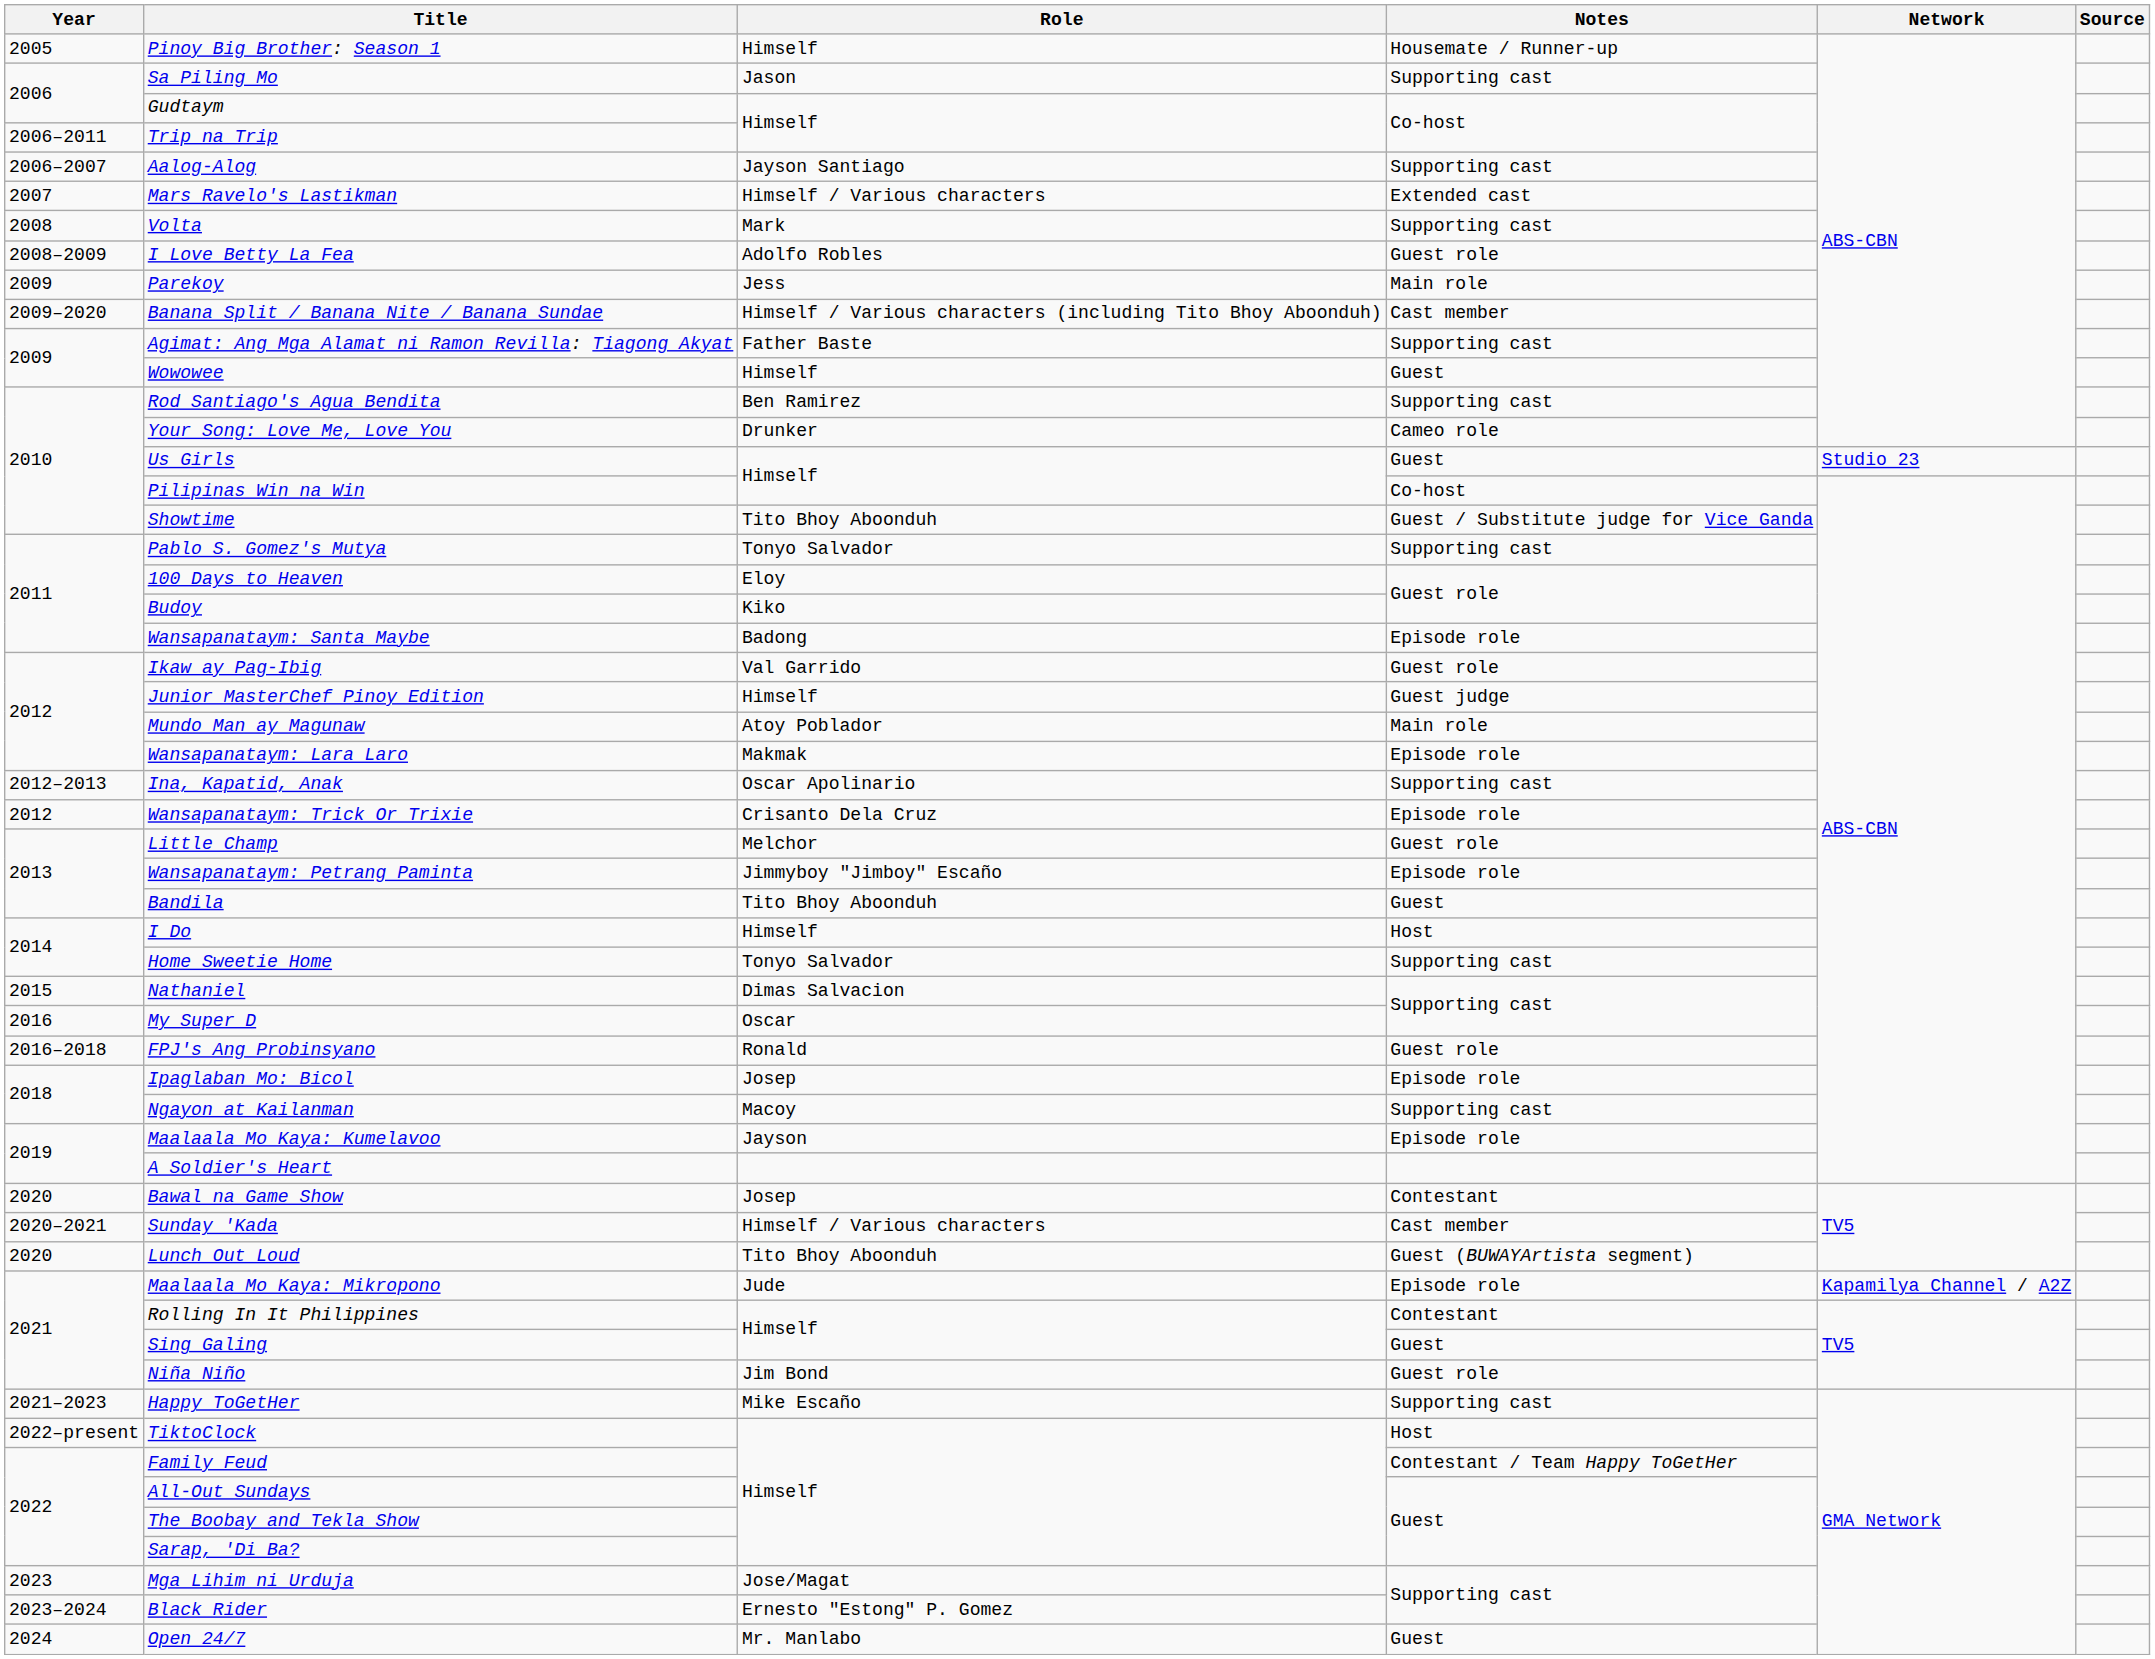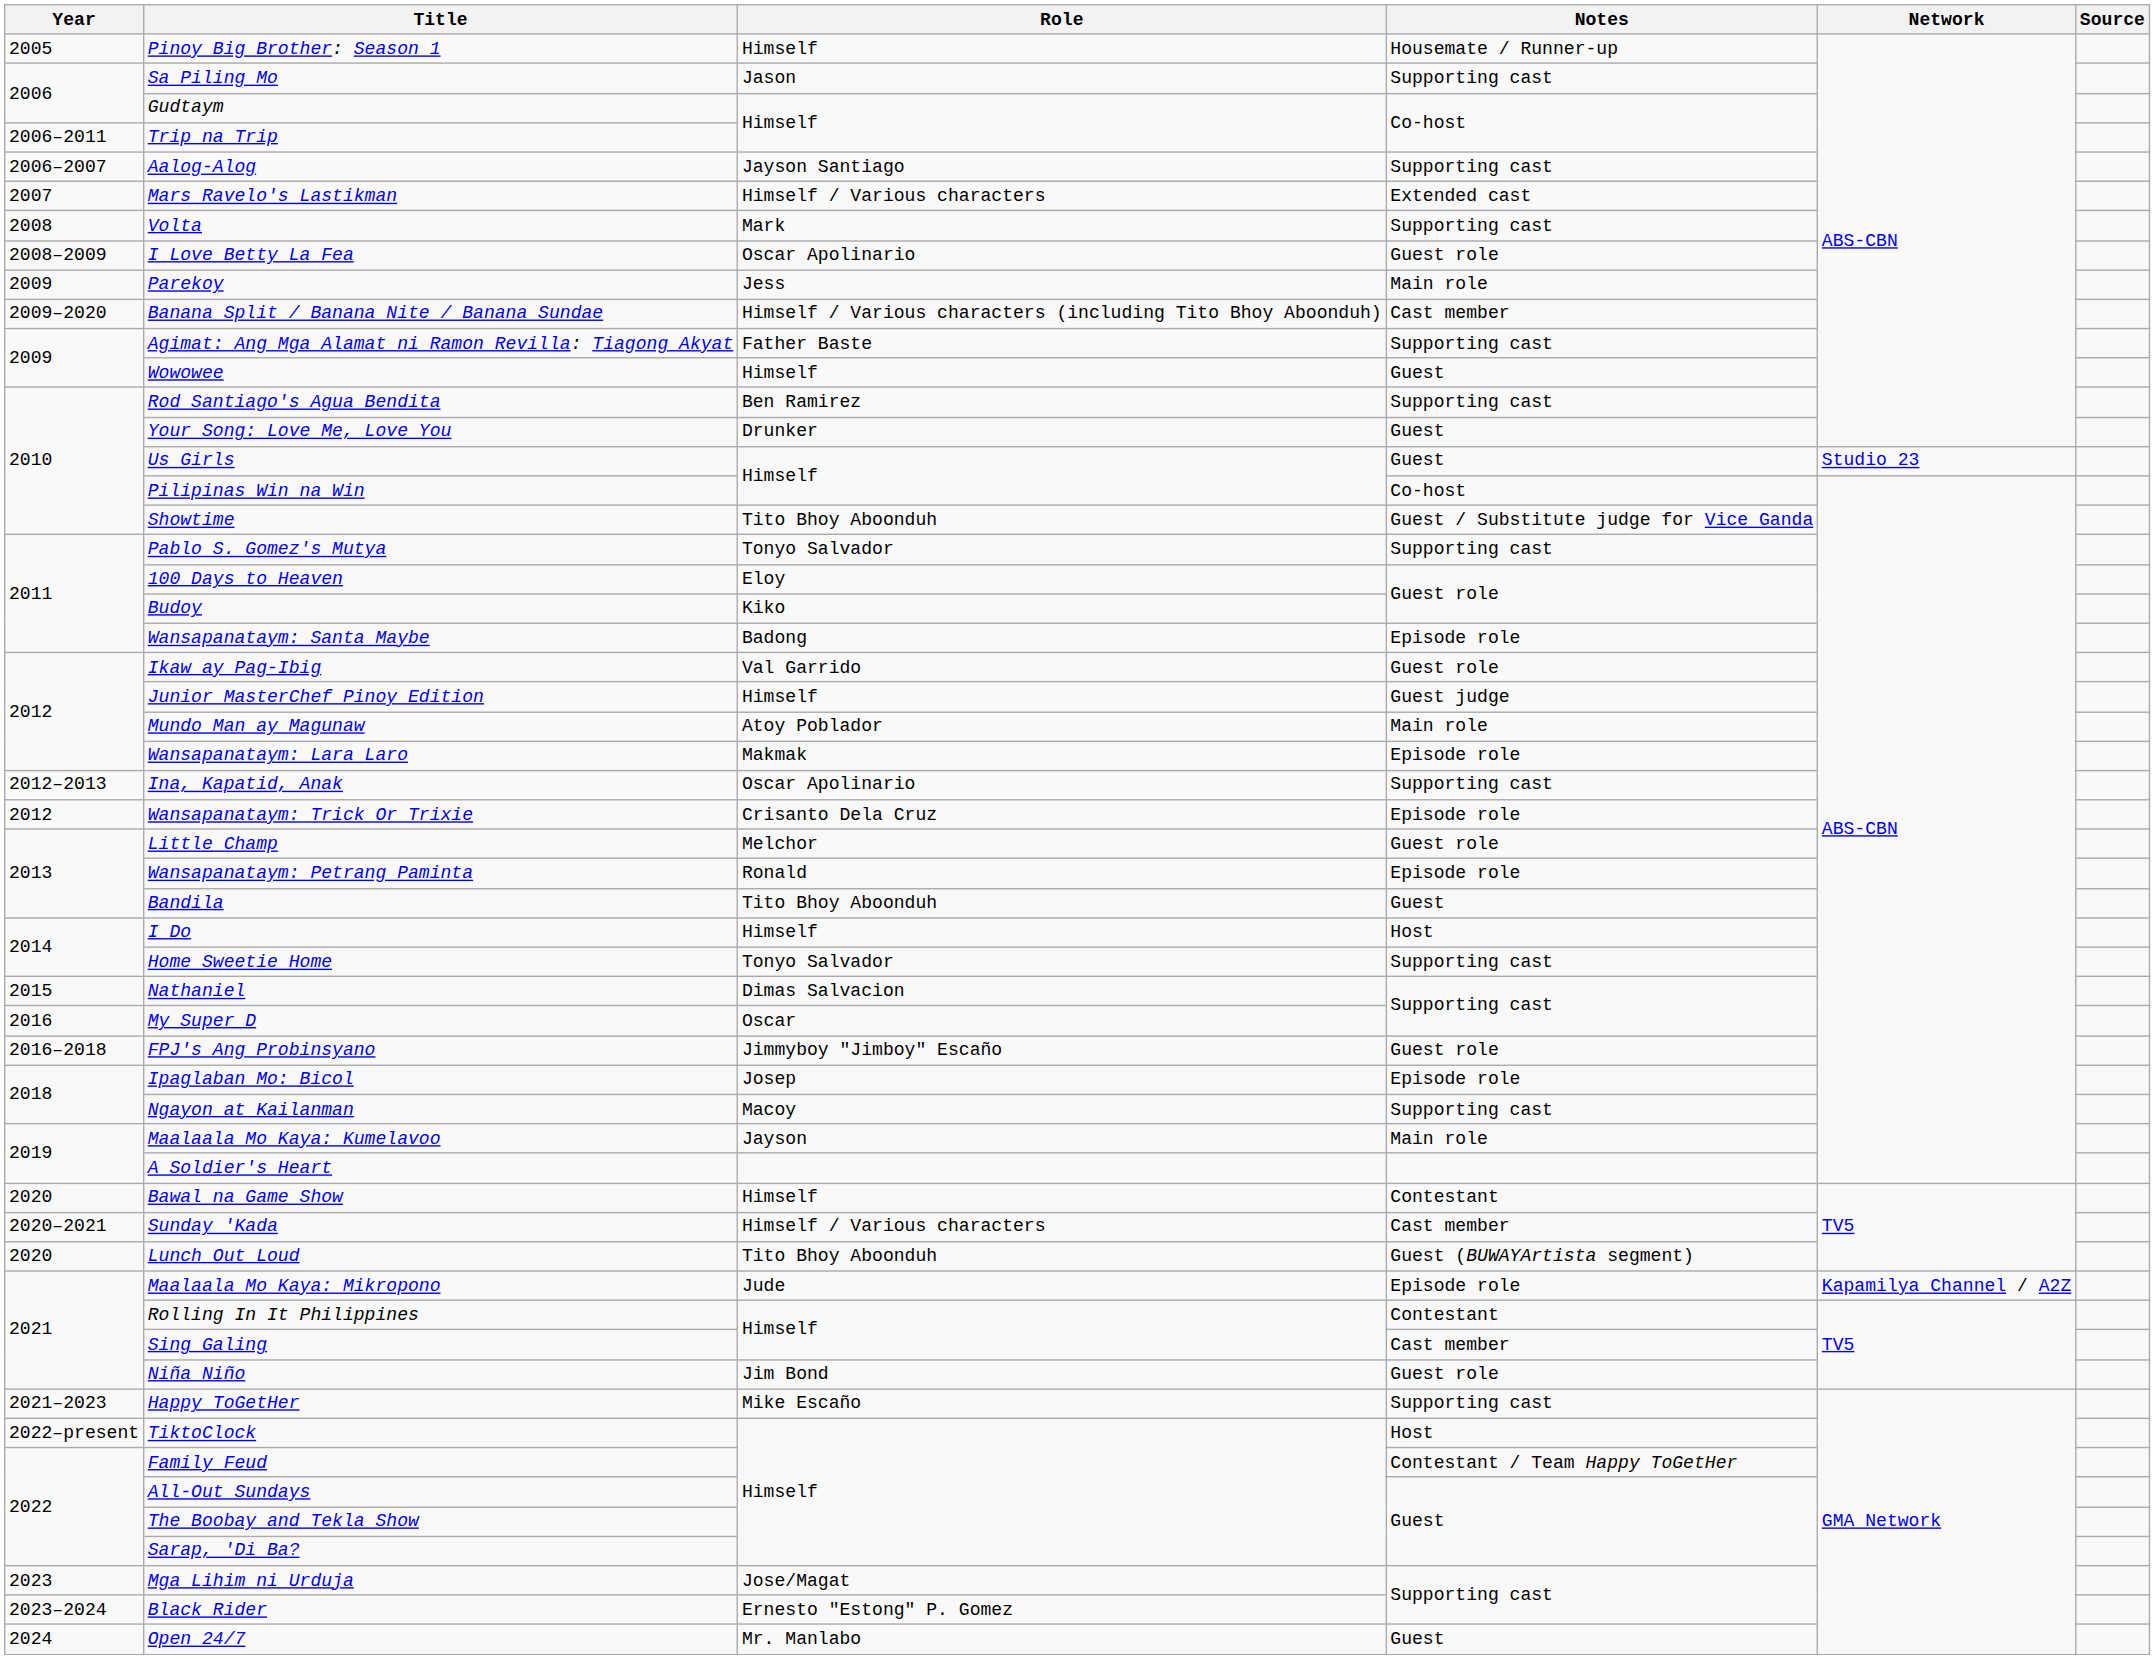(812, 255) Adolfo Robles -> (829, 255) Oscar Apolinario
(1445, 432) Cameo role -> (1417, 432) Guest
(872, 873) Jimmyboy "Jimboy" Escaño -> (774, 873) Ronald
(774, 1050) Ronald -> (872, 1050) Jimmyboy "Jimboy" Escaño
(1455, 1139) Episode role -> (1439, 1139) Main role
(769, 1197) Josep -> (780, 1197) Himself
(1417, 1345) Guest -> (1450, 1345) Cast member
